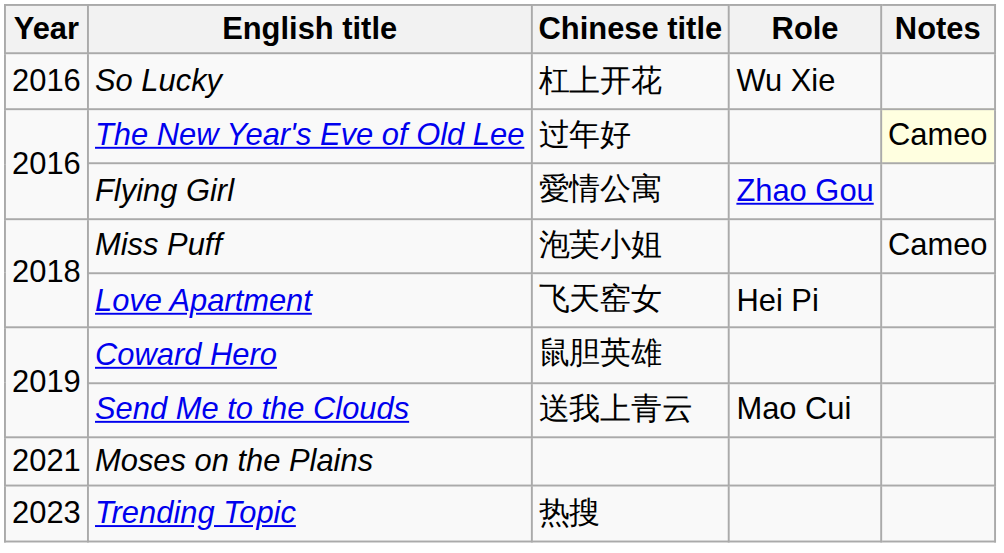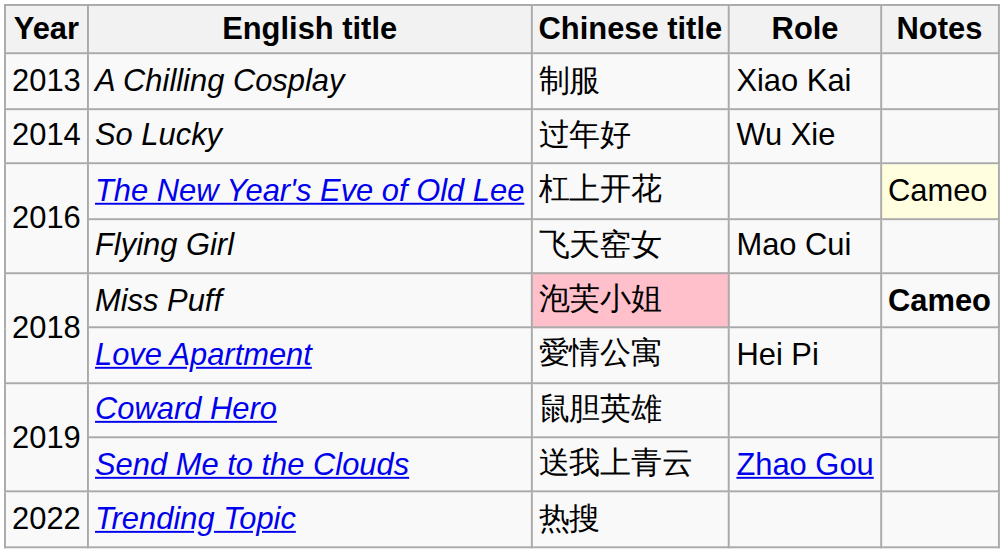+ row: (220, 80)
(46, 80) 2016 -> (46, 135) 2014
(600, 79) 杠上开花 -> (585, 134) 过年好
(585, 134) 过年好 -> (600, 189) 杠上开花
(600, 189) 愛情公寓 -> (600, 244) 飞天窑女
(805, 190) Zhao Gou -> (794, 245) Mao Cui
(600, 244) no background -> (600, 298) pink background
(938, 245) normal -> (939, 299) bold
(600, 298) 飞天窑女 -> (600, 353) 愛情公寓
(794, 409) Mao Cui -> (805, 464) Zhao Gou
- row: (234, 461)
(46, 513) 2023 -> (46, 518) 2022
